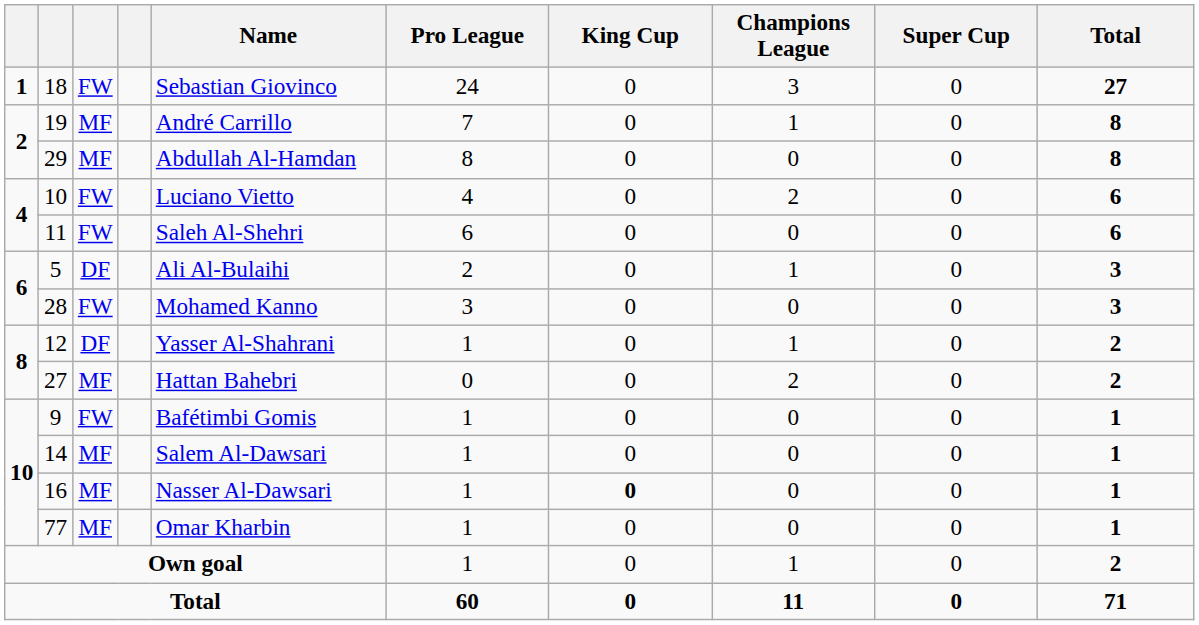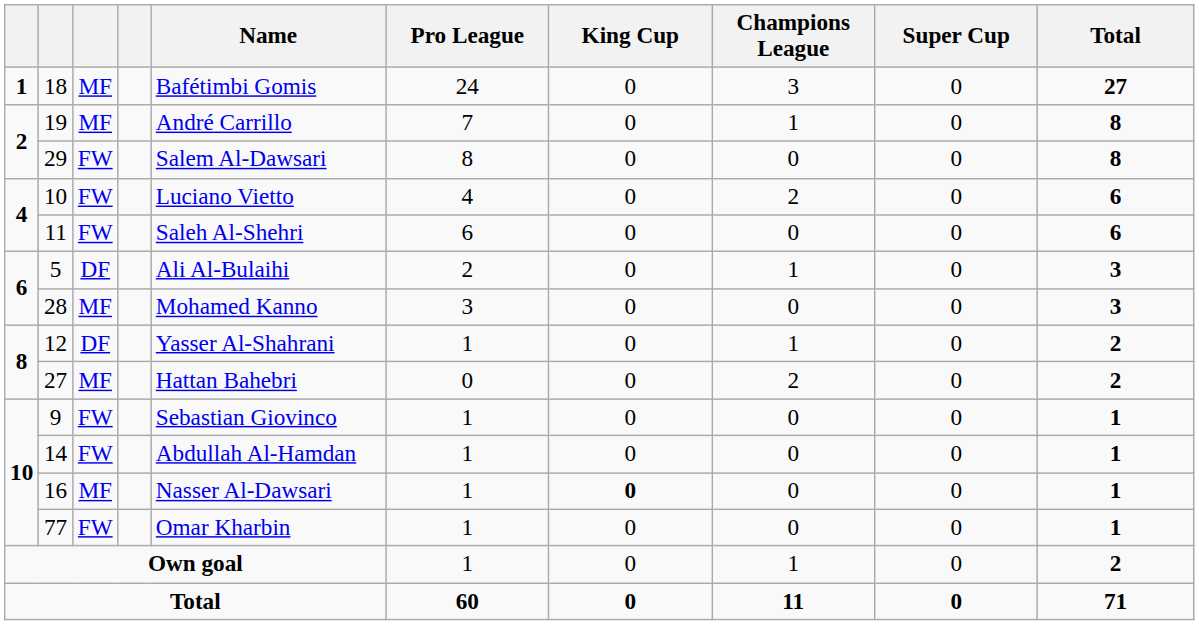(95, 85) FW -> (95, 85) MF
(246, 85) Sebastian Giovinco -> (236, 85) Bafétimbi Gomis
(95, 159) MF -> (95, 159) FW
(256, 159) Abdullah Al-Hamdan -> (241, 159) Salem Al-Dawsari
(95, 306) FW -> (95, 306) MF
(236, 416) Bafétimbi Gomis -> (246, 416) Sebastian Giovinco
(95, 453) MF -> (95, 453) FW
(241, 453) Salem Al-Dawsari -> (256, 453) Abdullah Al-Hamdan
(95, 527) MF -> (95, 527) FW
